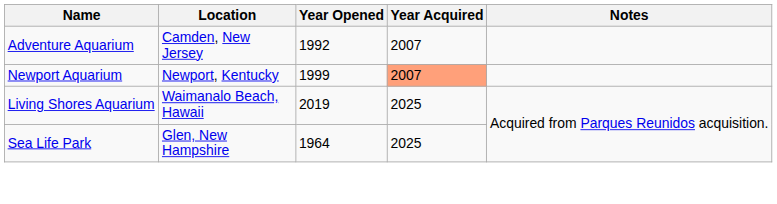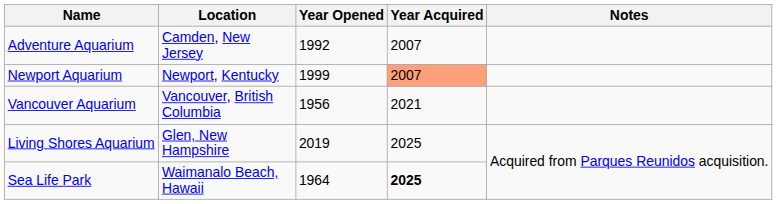+ row: (72, 105)
(220, 105) Waimanalo Beach, Hawaii -> (196, 142) Glen, New Hampshire
(196, 142) Glen, New Hampshire -> (220, 180) Waimanalo Beach, Hawaii
(406, 142) normal -> (406, 180) bold
